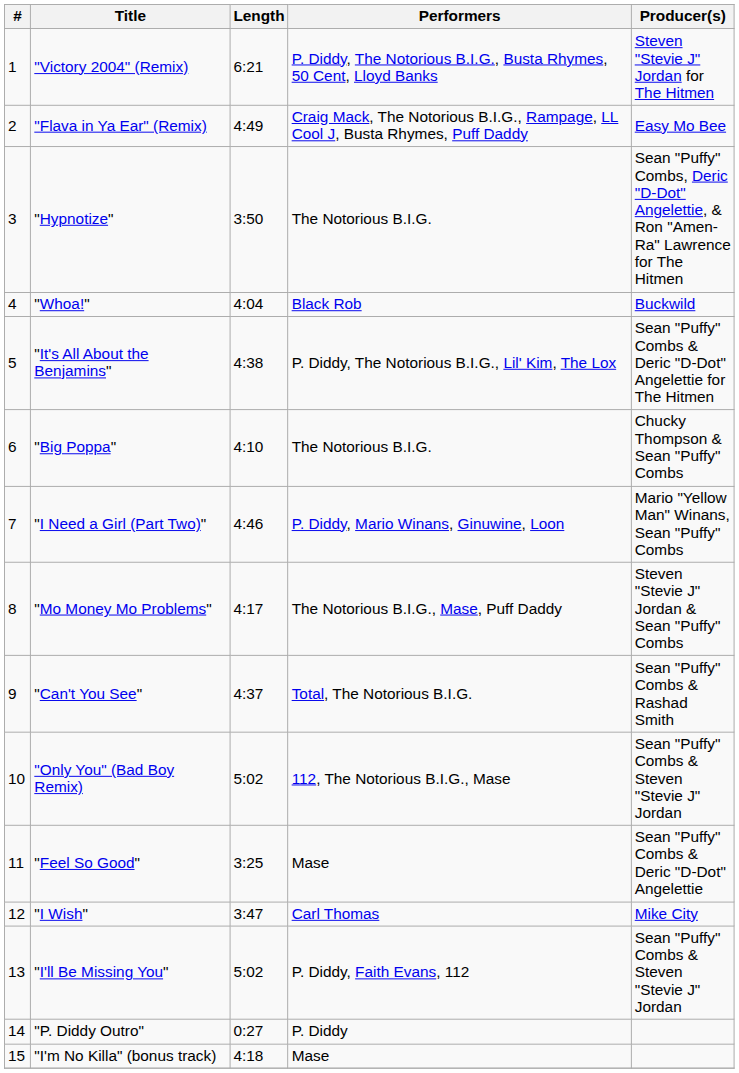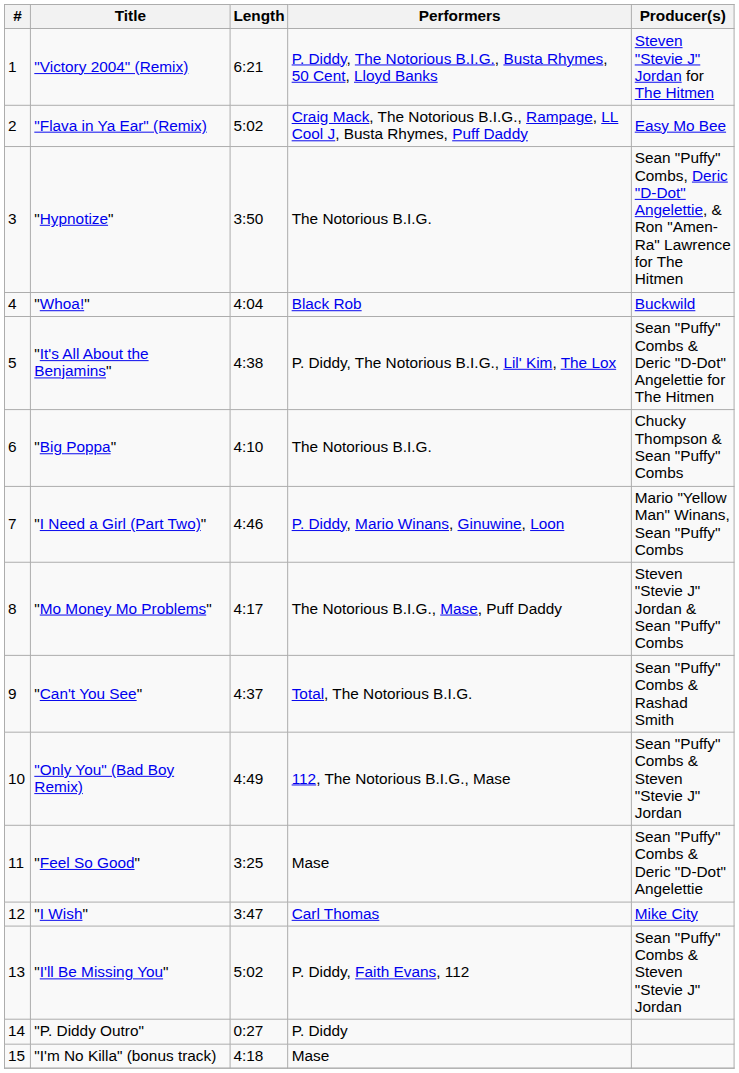(248, 125) 4:49 -> (248, 125) 5:02
(248, 778) 5:02 -> (248, 778) 4:49
